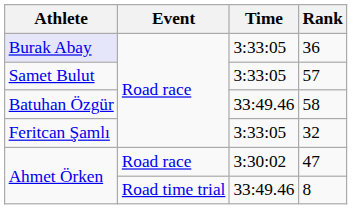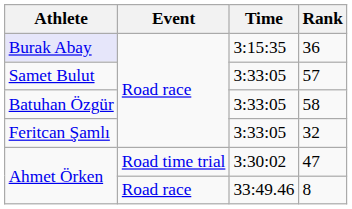(260, 47) 3:33:05 -> (260, 47) 3:15:35
(264, 104) 33:49.46 -> (260, 104) 3:33:05
(157, 161) Road race -> (174, 161) Road time trial
(174, 190) Road time trial -> (157, 190) Road race
